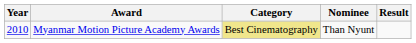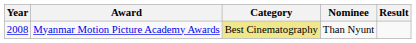(18, 30) 2010 -> (18, 30) 2008
